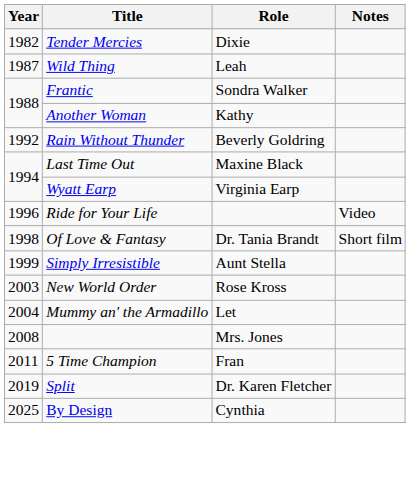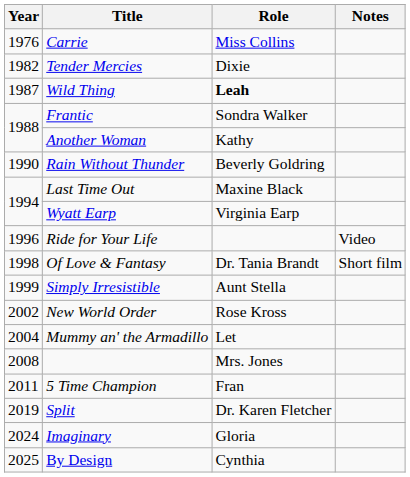+ row: (67, 41)
(231, 66) normal -> (232, 90) bold
(24, 139) 1992 -> (24, 164) 1990
(24, 287) 2003 -> (24, 312) 2002
+ row: (79, 435)
